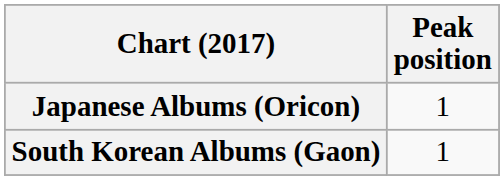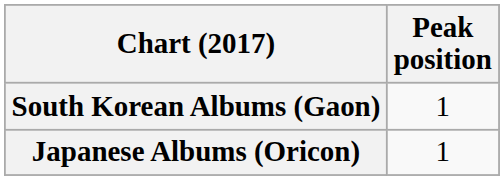rows swapped: (196, 105) <-> (196, 151)
